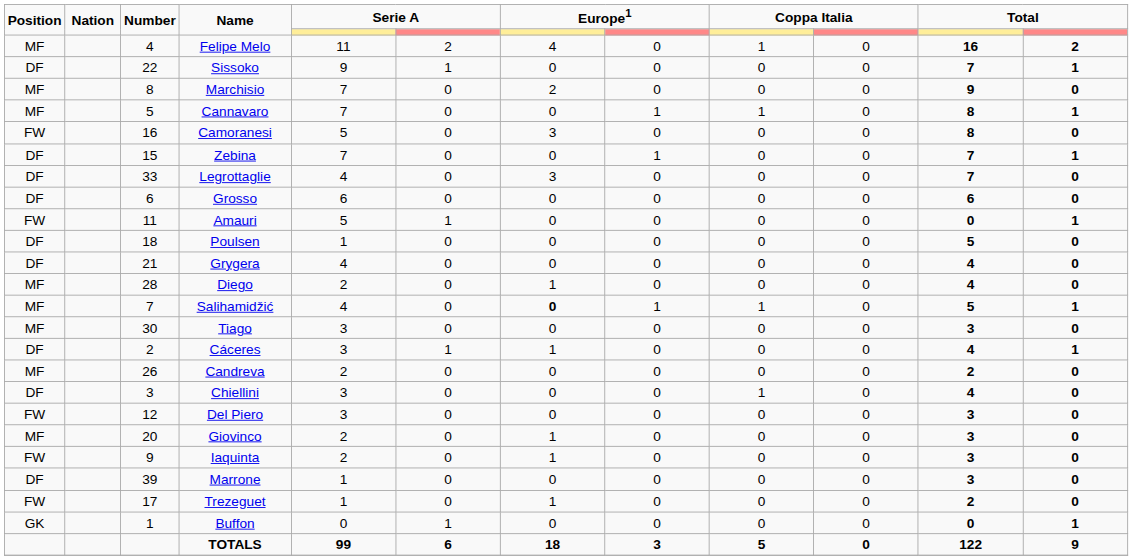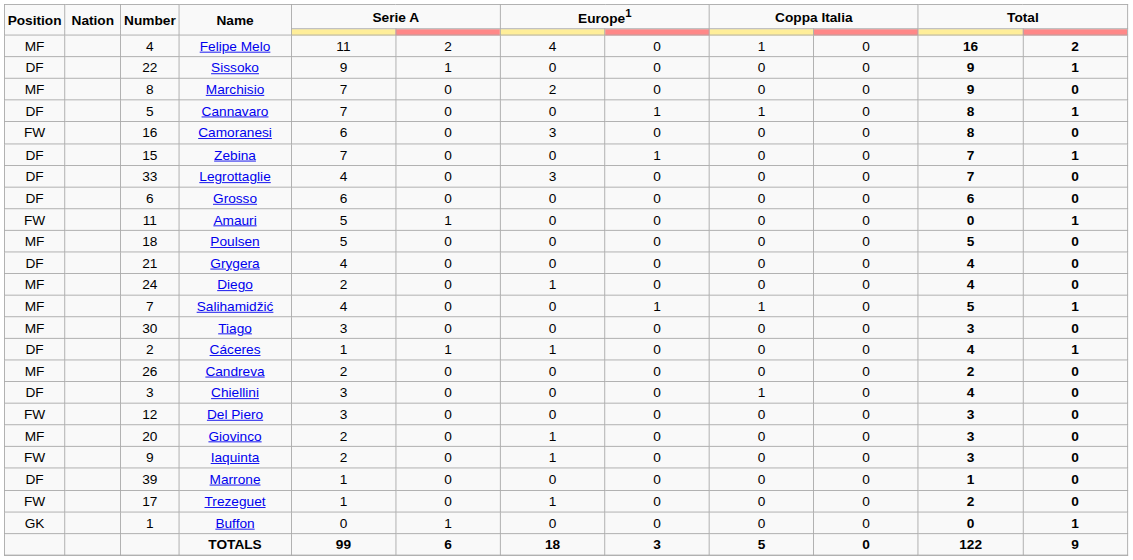(971, 68) 7 -> (971, 68) 9
(35, 111) MF -> (35, 111) DF
(343, 133) 5 -> (343, 133) 6
(35, 241) DF -> (35, 241) MF
(343, 241) 1 -> (343, 241) 5
(150, 284) 28 -> (150, 284) 24
(553, 306) bold -> (553, 306) normal
(343, 349) 3 -> (343, 349) 1
(971, 479) 3 -> (971, 479) 1
